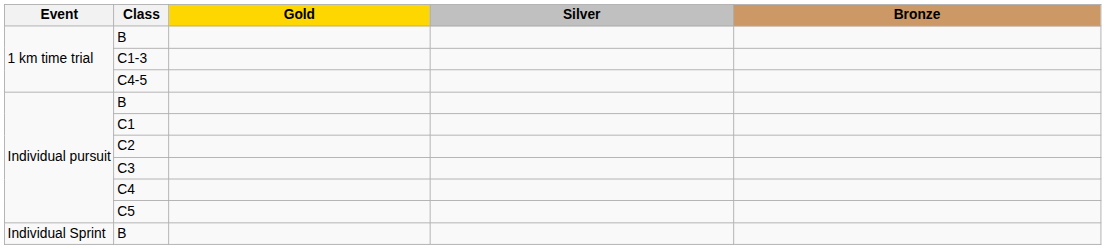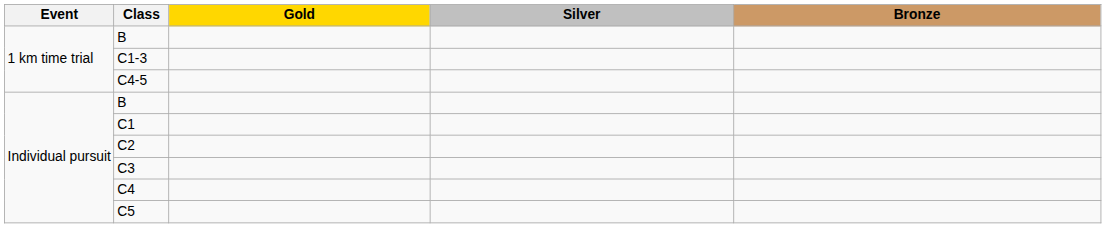- row: (57, 233)
